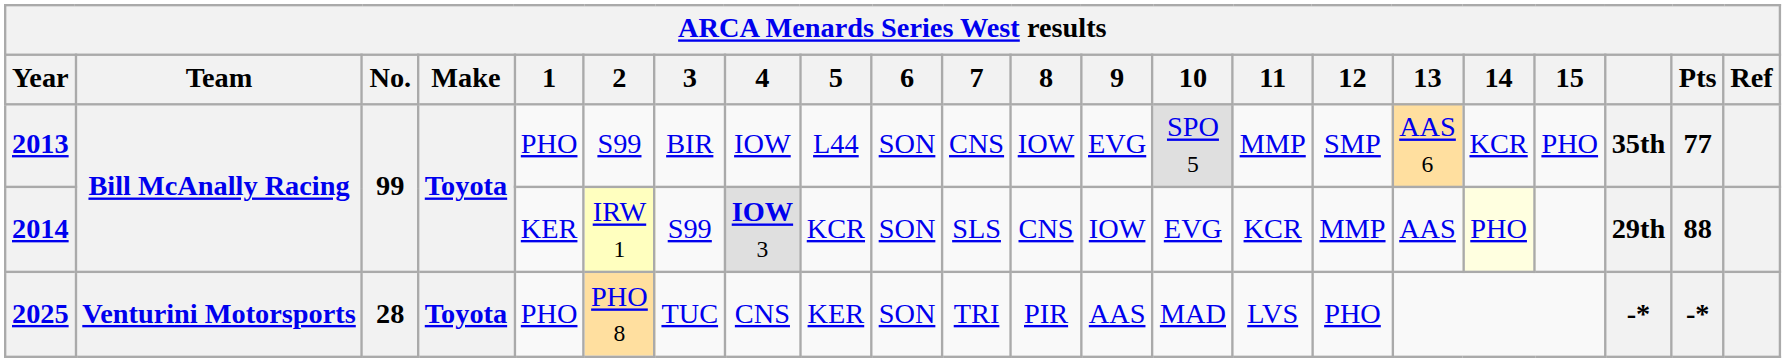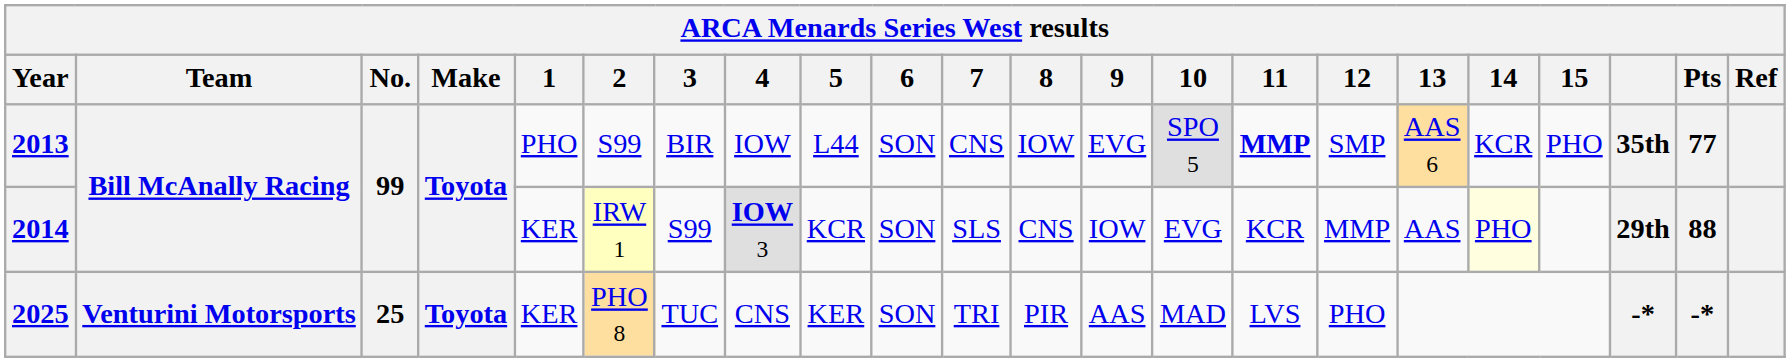(1273, 144) normal -> (1275, 144) bold
(390, 313) 28 -> (390, 313) 25
(549, 313) PHO -> (549, 313) KER
